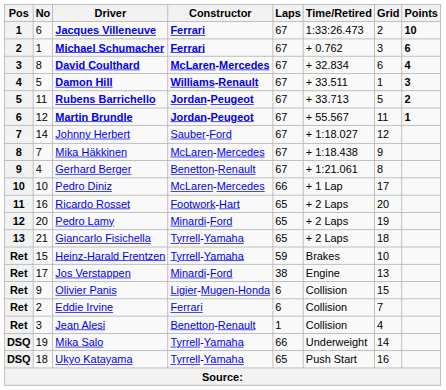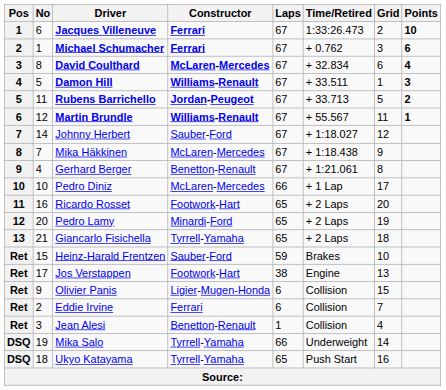(212, 117) Jordan-Peugeot -> (214, 117) Williams-Renault
(207, 256) Tyrrell-Yamaha -> (201, 256) Sauber-Ford
(201, 273) Minardi-Ford -> (205, 273) Footwork-Hart
